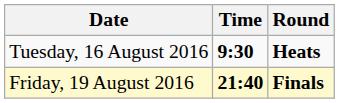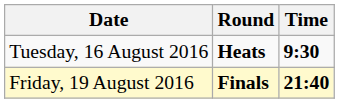columns swapped: (240, 20) <-> (301, 20)
